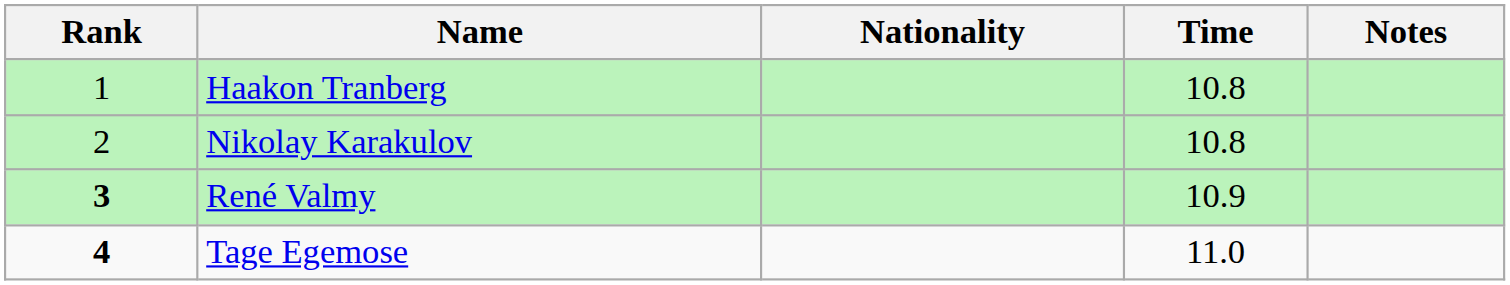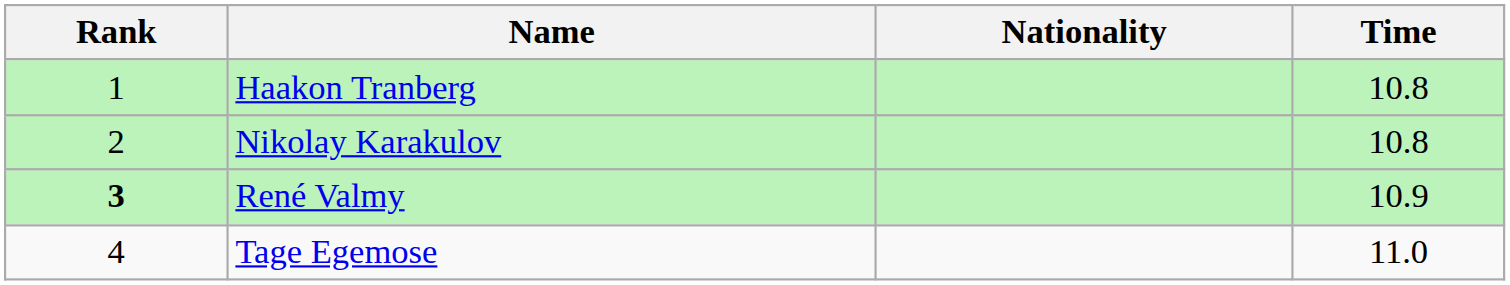- column: (1406, 31)
(102, 251) bold -> (116, 251) normal
